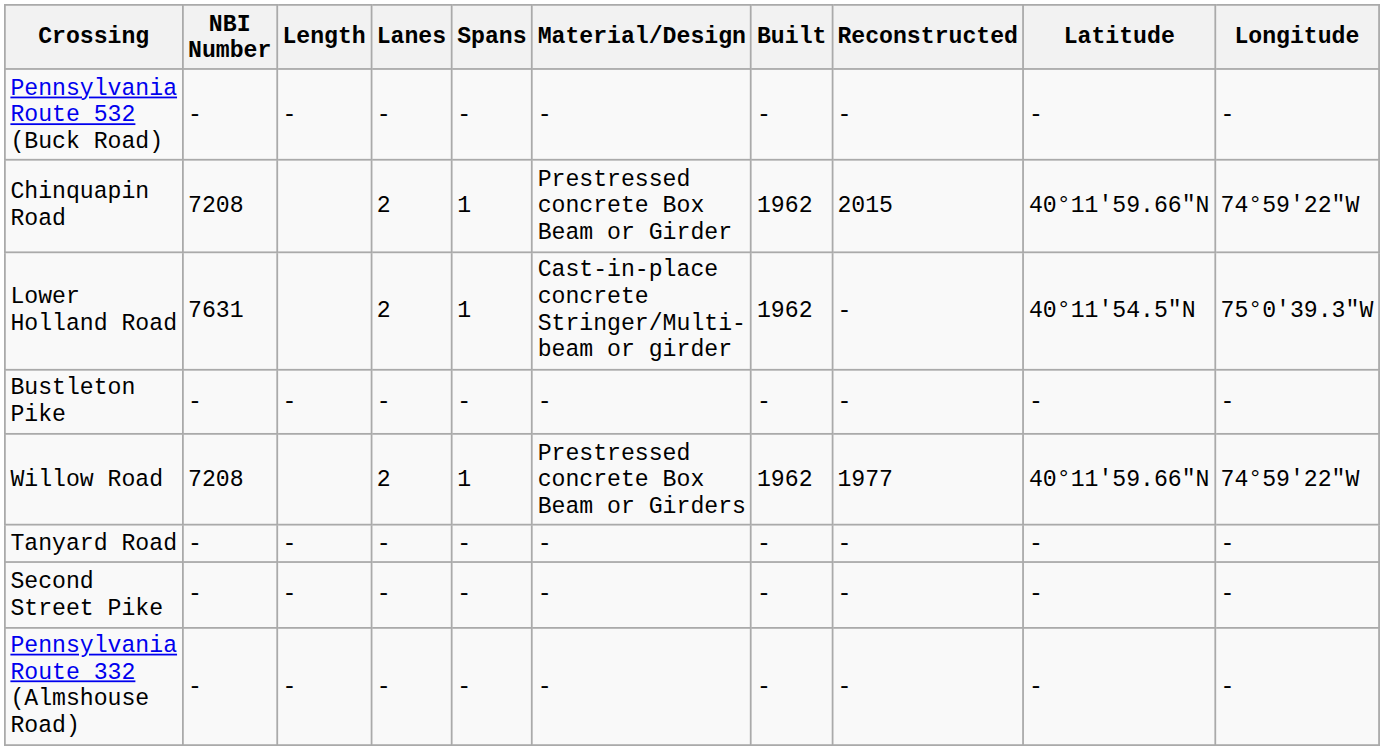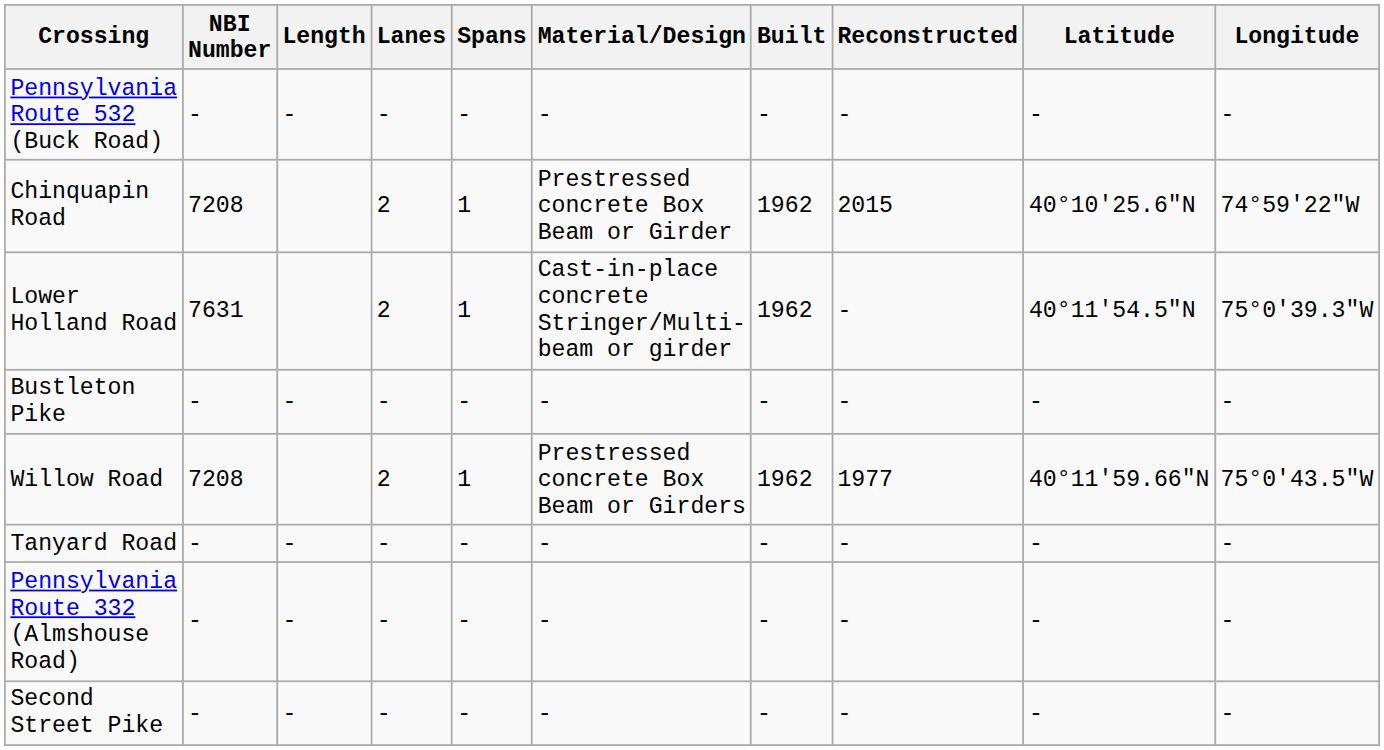(1119, 206) 40°11'59.66"N -> (1112, 206) 40°10'25.6"N
(1290, 479) 74°59'22"W -> (1297, 479) 75°0'43.5"W
rows swapped: (87, 595) <-> (94, 686)
